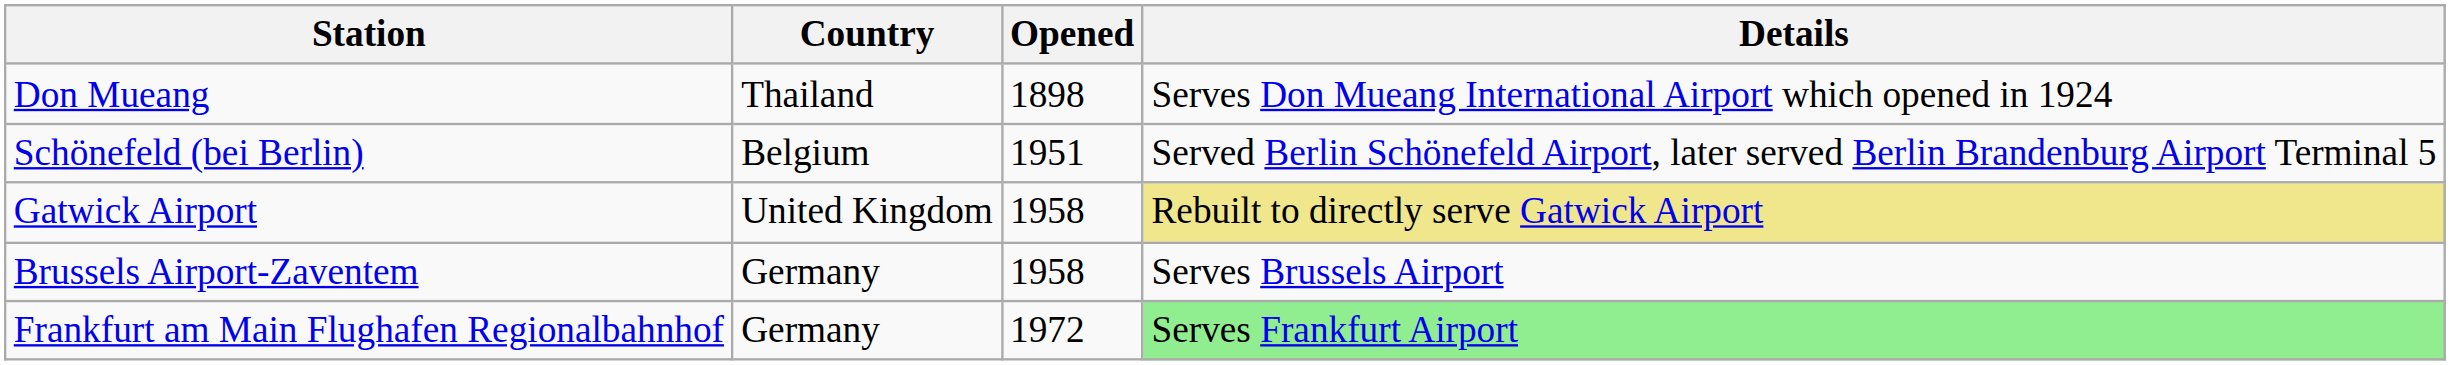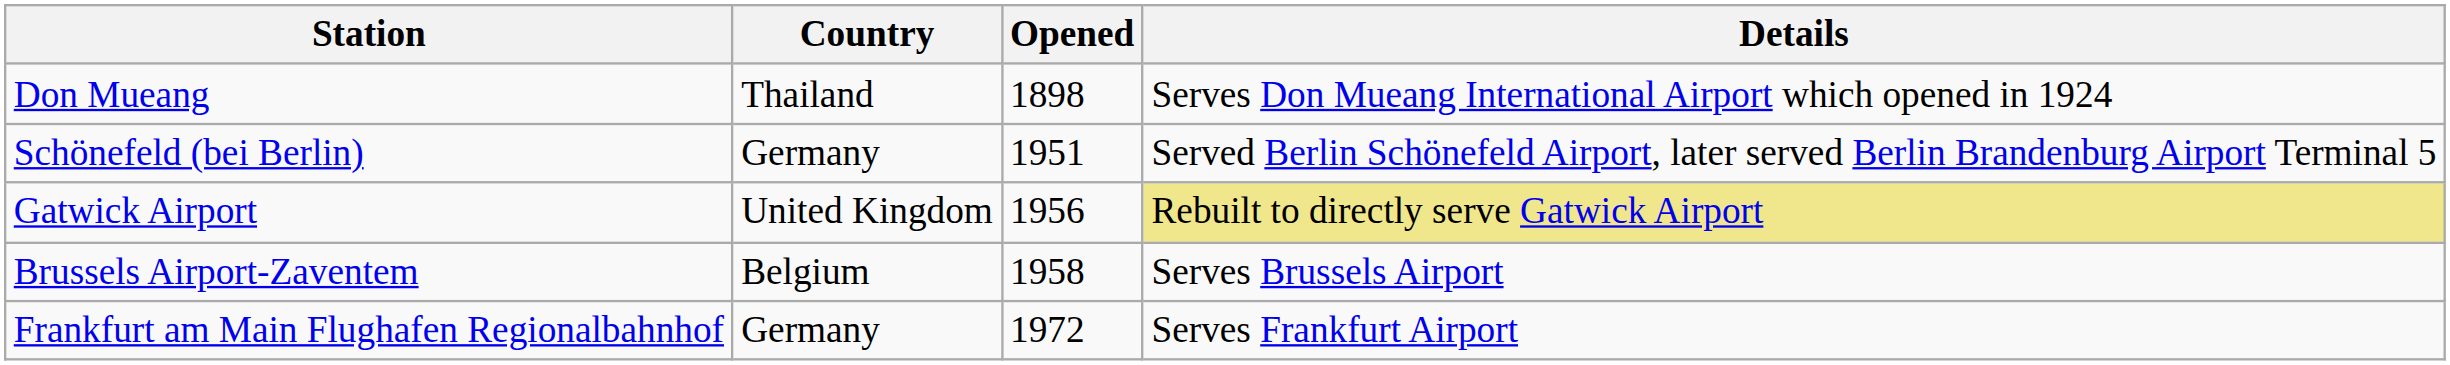(805, 152) Belgium -> (811, 152) Germany
(1047, 211) 1958 -> (1047, 211) 1956
(811, 270) Germany -> (805, 270) Belgium
(1335, 329) lightgreen background -> (1335, 329) no background
